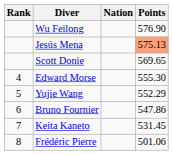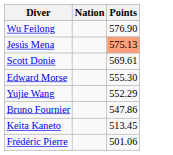- column: (19, 12)
(152, 61) 569.65 -> (123, 61) 569.61
(152, 126) 531.45 -> (123, 126) 513.45
